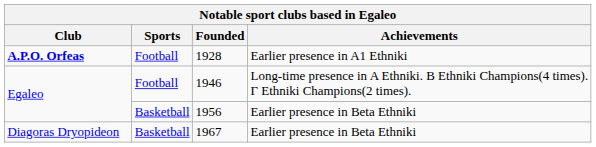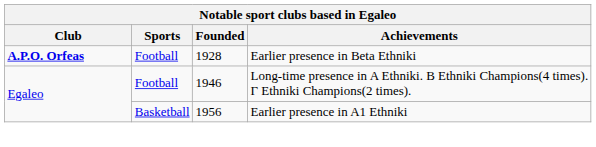(329, 55) Earlier presence in A1 Ethniki -> (333, 55) Earlier presence in Beta Ethniki
(333, 111) Earlier presence in Beta Ethniki -> (329, 111) Earlier presence in A1 Ethniki
- row: (209, 132)
